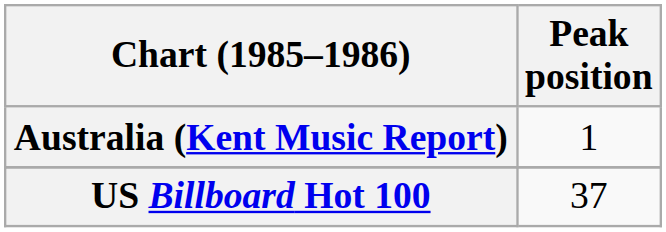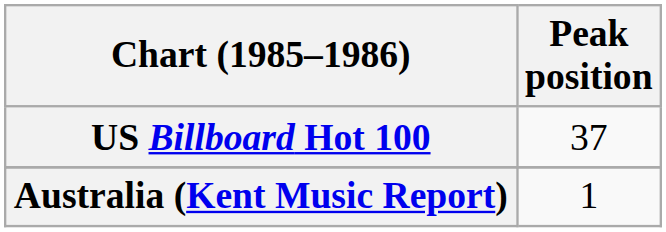rows swapped: (261, 136) <-> (261, 195)
